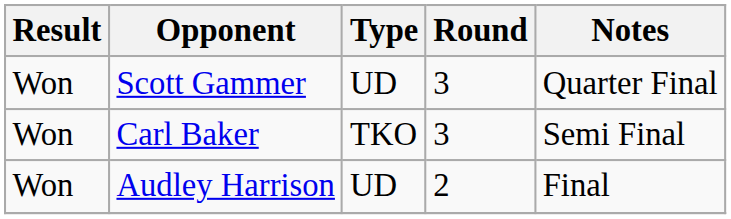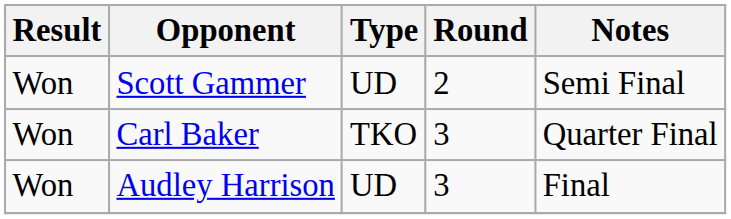(441, 82) 3 -> (441, 82) 2
(630, 82) Quarter Final -> (614, 82) Semi Final
(614, 133) Semi Final -> (630, 133) Quarter Final
(441, 185) 2 -> (441, 185) 3
